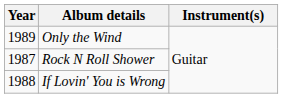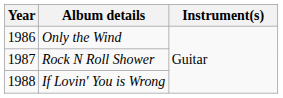(22, 37) 1989 -> (22, 37) 1986
